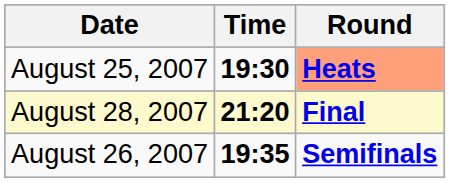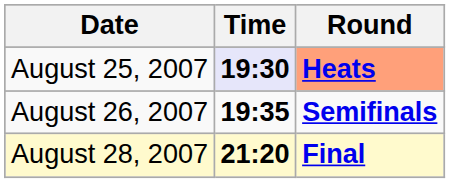(255, 68) no background -> (255, 68) lavender background
rows swapped: (110, 154) <-> (110, 111)
